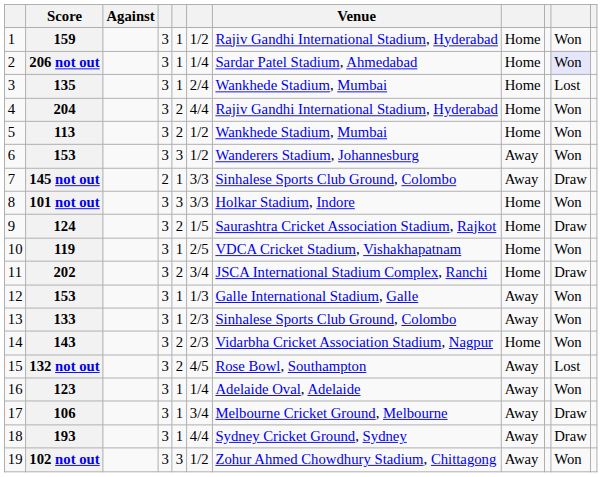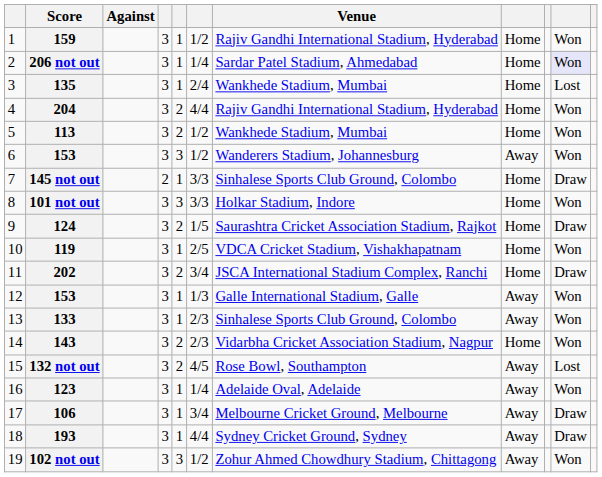(522, 179) Away -> (523, 179) Home
